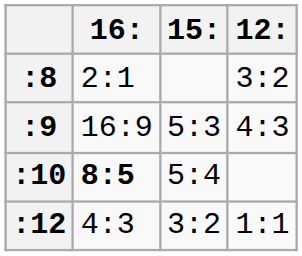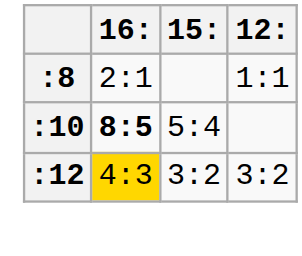(262, 79) 3:2 -> (262, 79) 1:1
- row: (39, 128)
(108, 225) no background -> (126, 176) gold background
(262, 225) 1:1 -> (262, 176) 3:2
